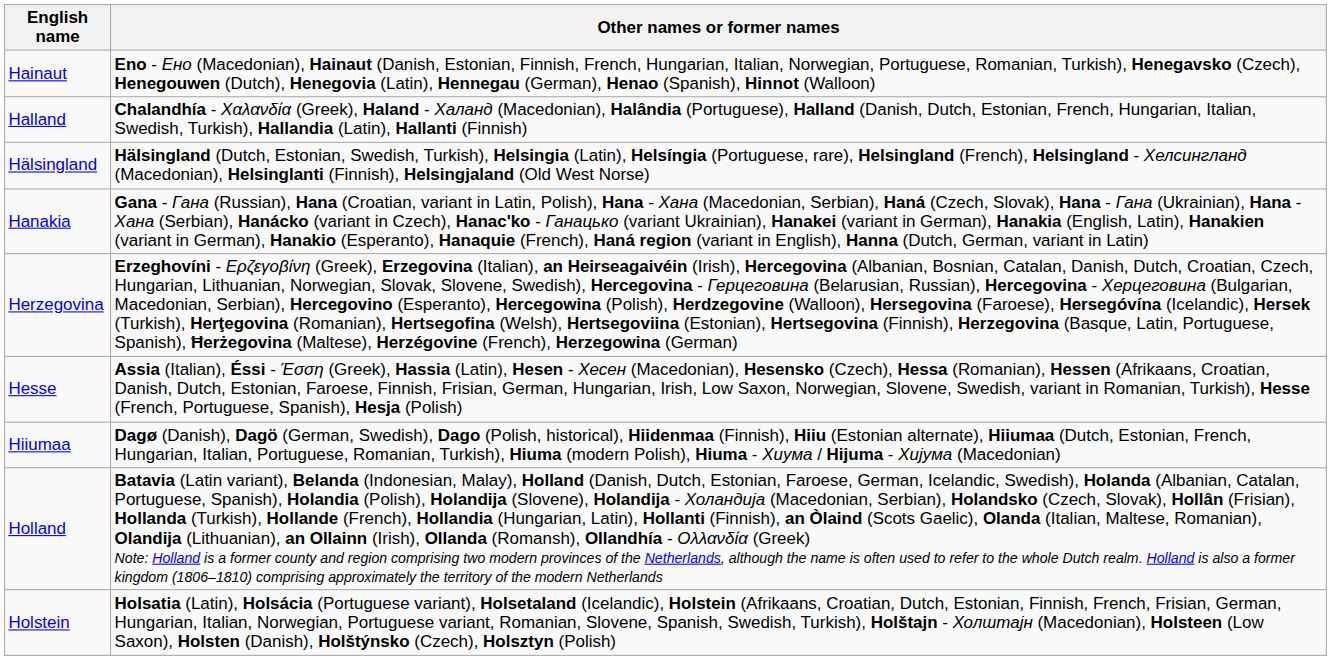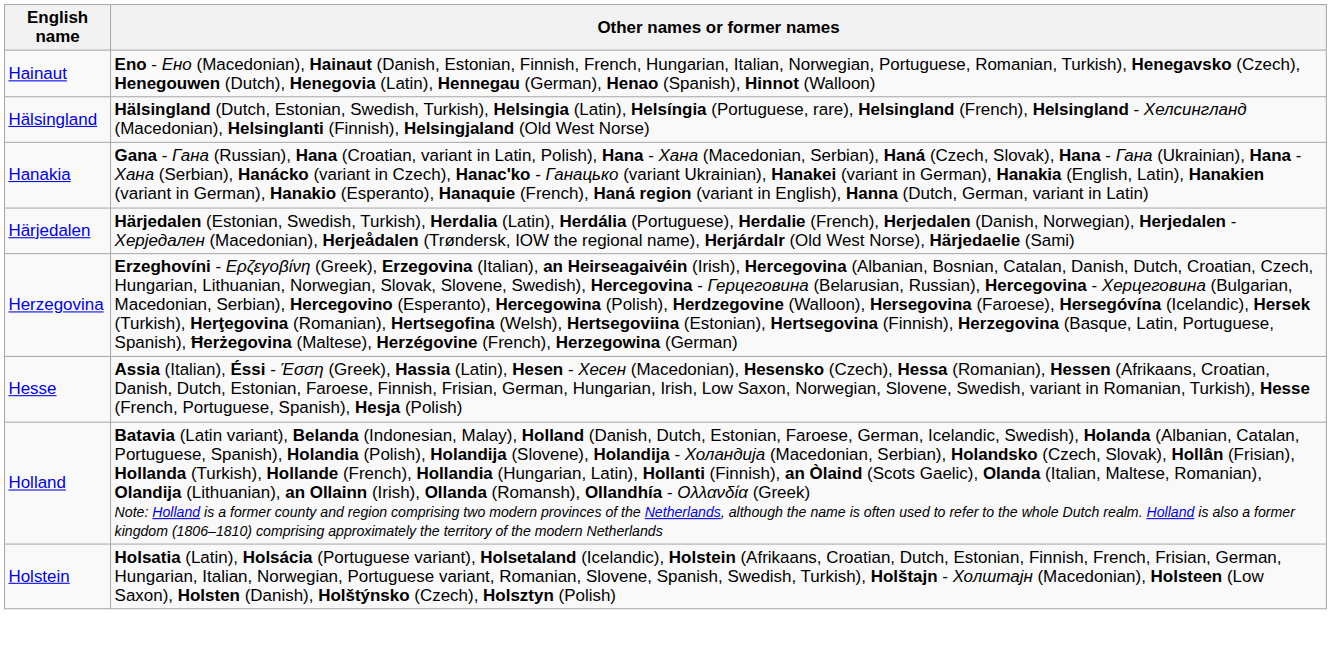- row: (37, 119)
+ row: (49, 230)
- row: (40, 444)
